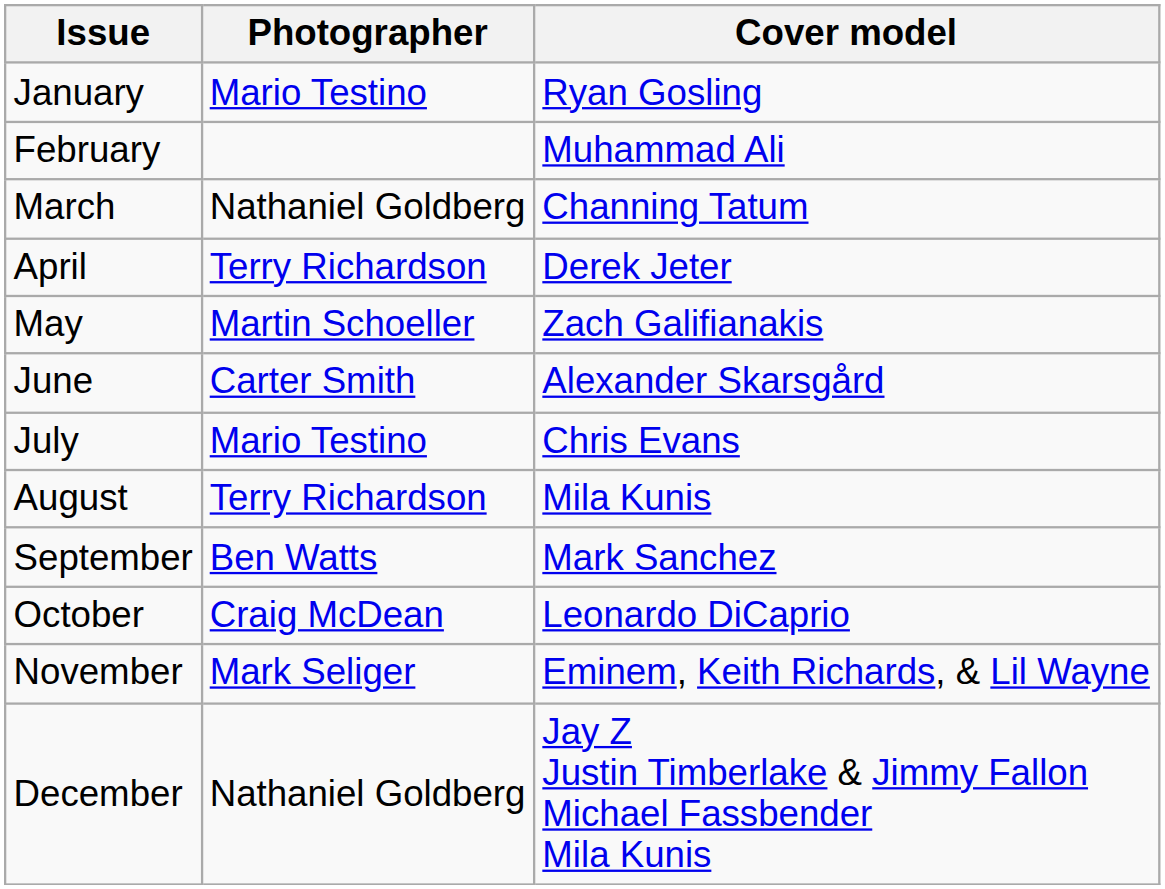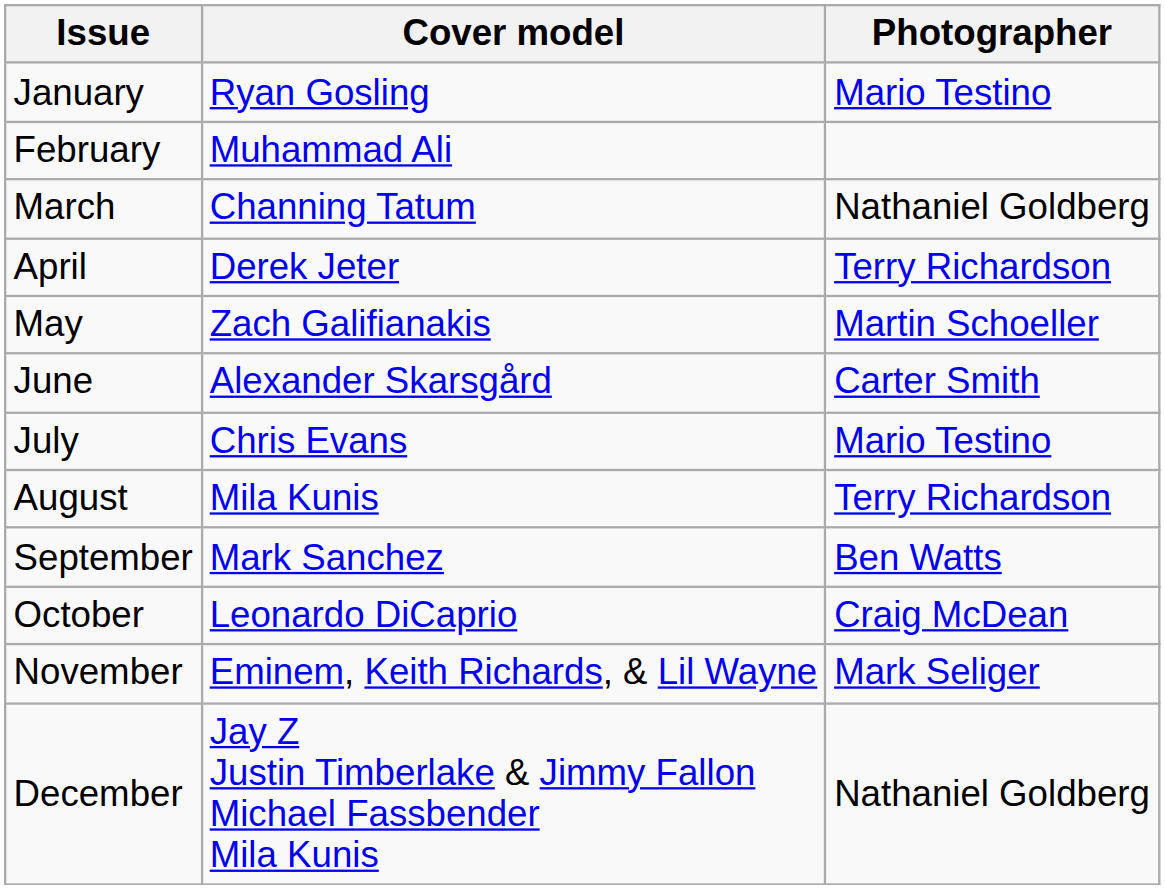columns swapped: (846, 33) <-> (368, 33)
